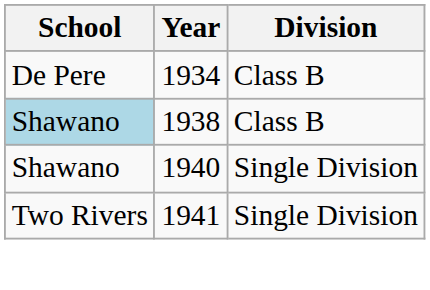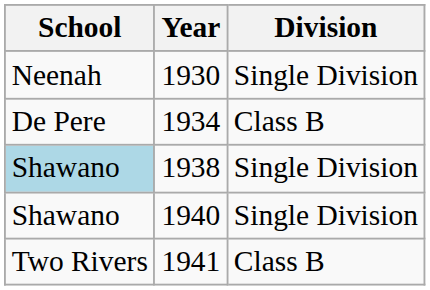+ row: (191, 74)
(279, 121) Class B -> (326, 167) Single Division
(326, 214) Single Division -> (279, 261) Class B
